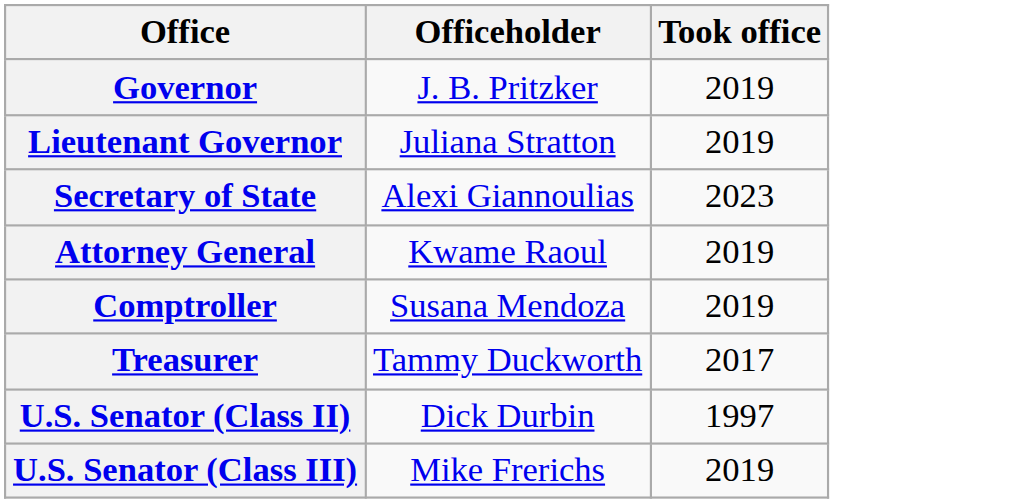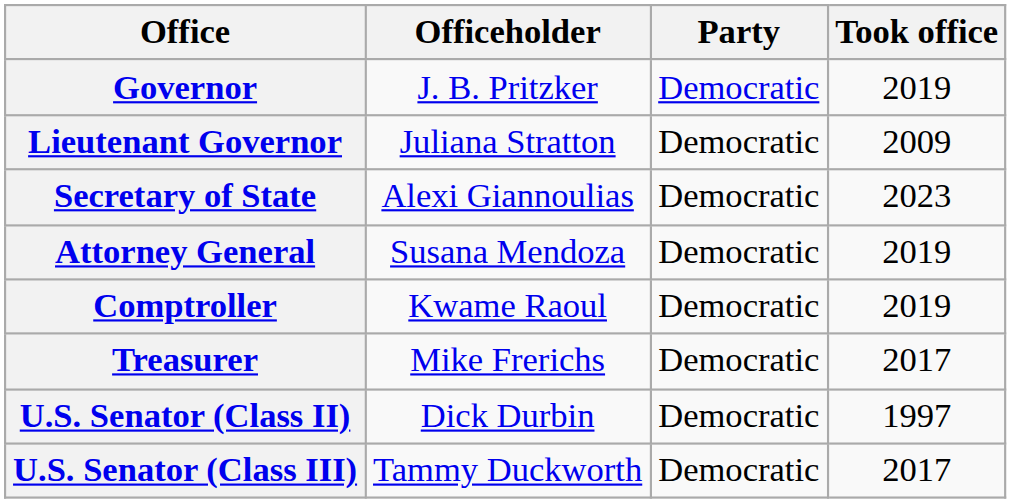+ column: (739, 31)
(740, 141) 2019 -> (917, 141) 2009
(508, 251) Kwame Raoul -> (508, 251) Susana Mendoza
(508, 305) Susana Mendoza -> (508, 305) Kwame Raoul
(508, 360) Tammy Duckworth -> (508, 360) Mike Frerichs
(508, 470) Mike Frerichs -> (508, 470) Tammy Duckworth
(740, 470) 2019 -> (917, 470) 2017
